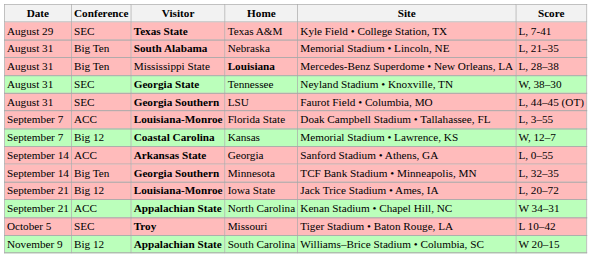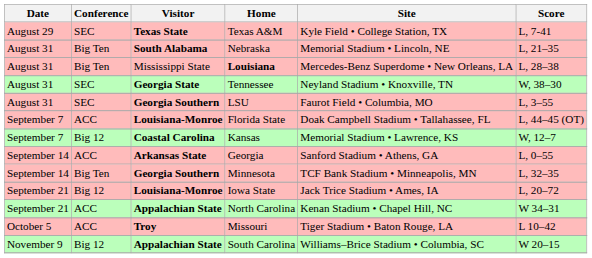(551, 102) L, 44–45 (OT) -> (536, 102) L, 3–55
(536, 119) L, 3–55 -> (551, 119) L, 44–45 (OT)
(84, 226) SEC -> (86, 226) ACC
